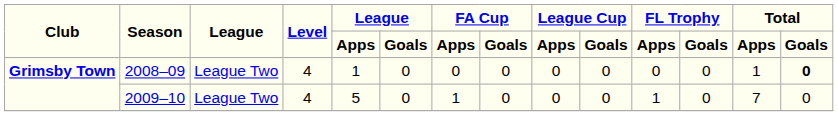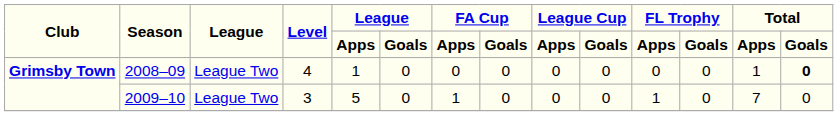(307, 97) 4 -> (307, 97) 3
